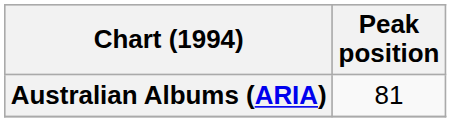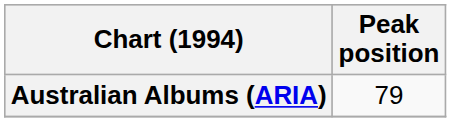(389, 95) 81 -> (389, 95) 79
